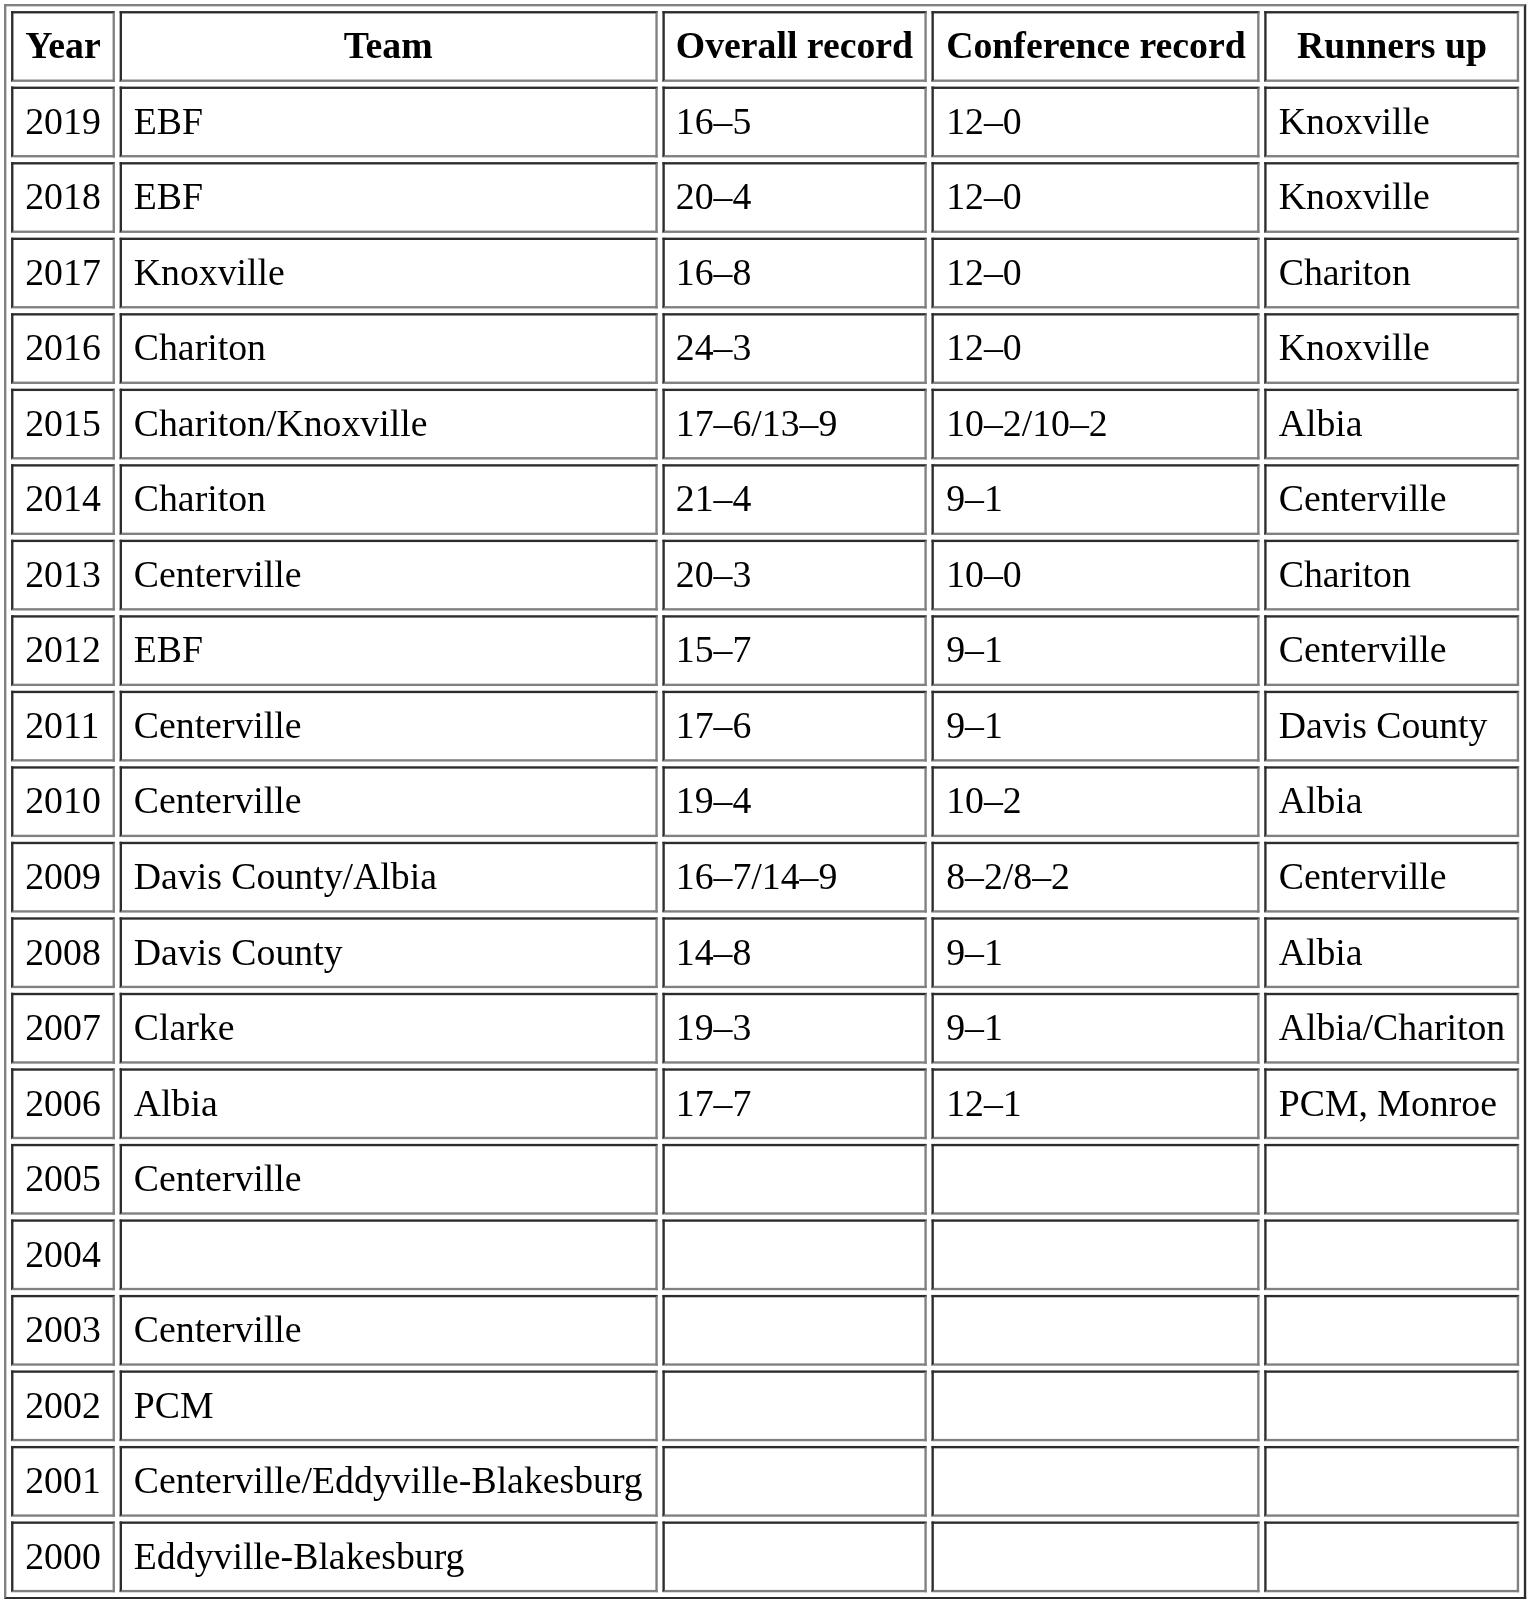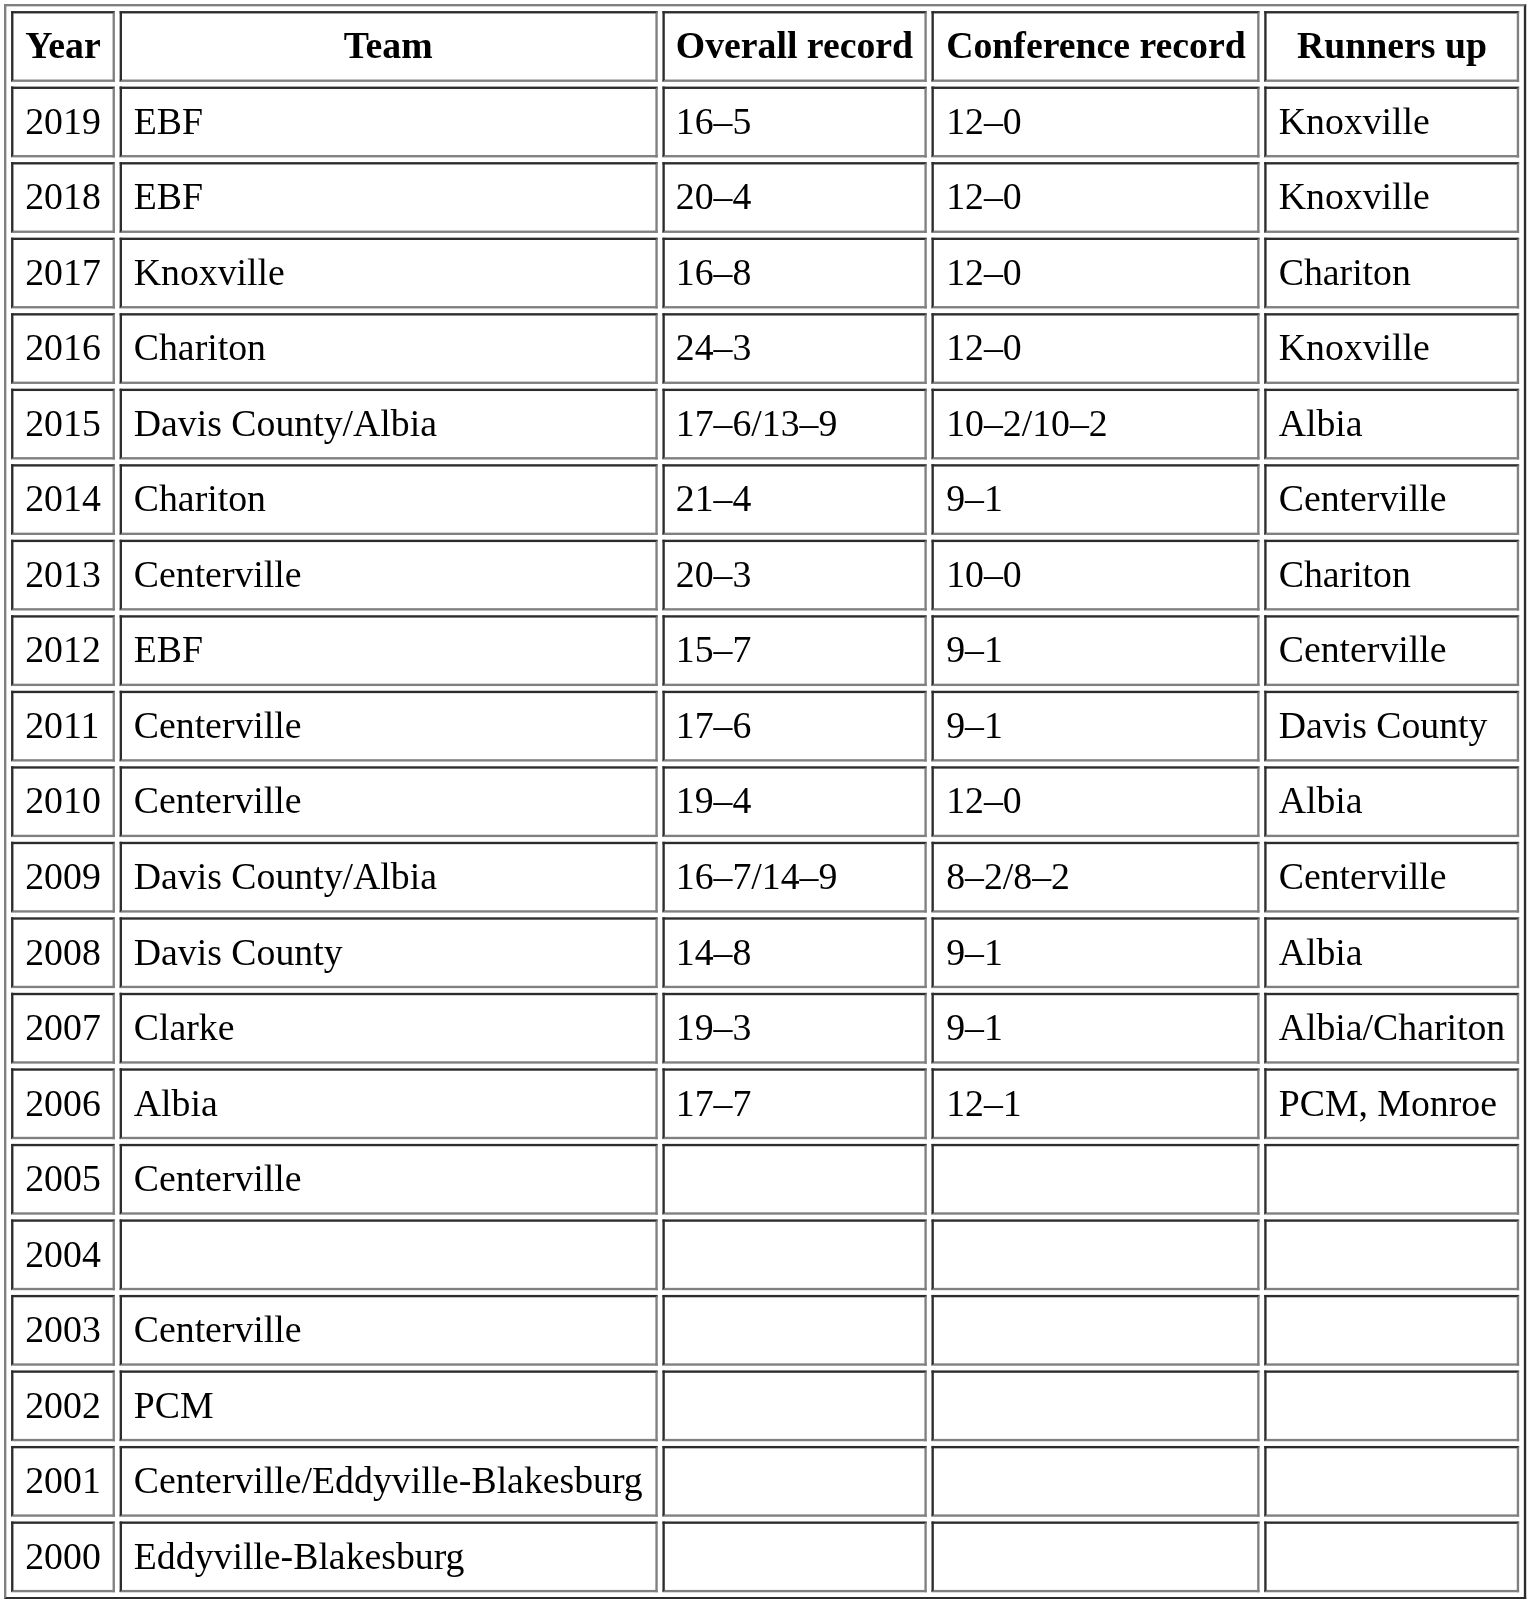(281, 423) Chariton/Knoxville -> (285, 423) Davis County/Albia
(984, 800) 10–2 -> (984, 800) 12–0
